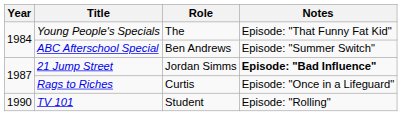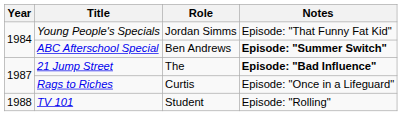(175, 31) The -> (201, 31) Jordan Simms
(308, 48) normal -> (314, 48) bold
(201, 66) Jordan Simms -> (175, 66) The
(19, 102) 1990 -> (19, 102) 1988
